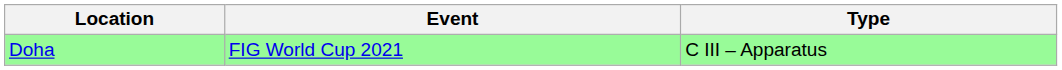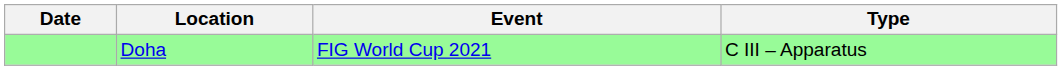+ column: (60, 19)
